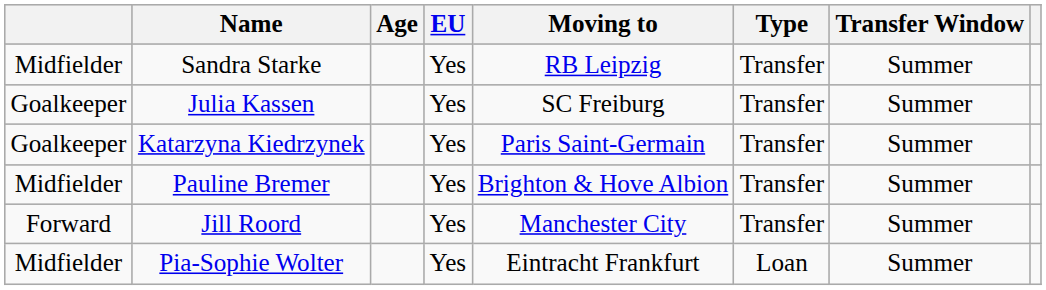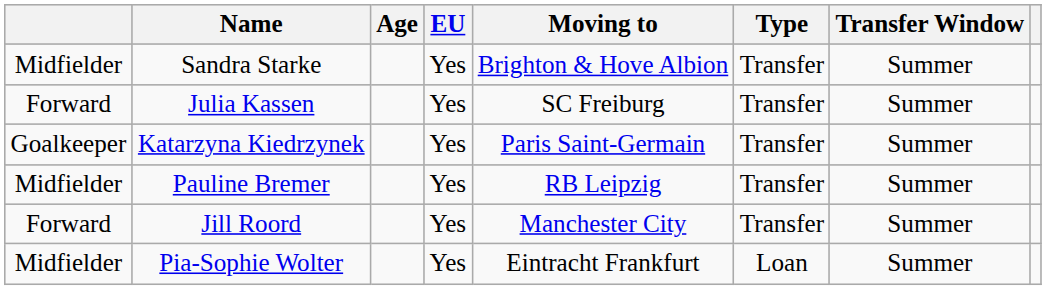(603, 64) RB Leipzig -> (603, 64) Brighton & Hove Albion
(68, 104) Goalkeeper -> (68, 104) Forward
(603, 183) Brighton & Hove Albion -> (603, 183) RB Leipzig
